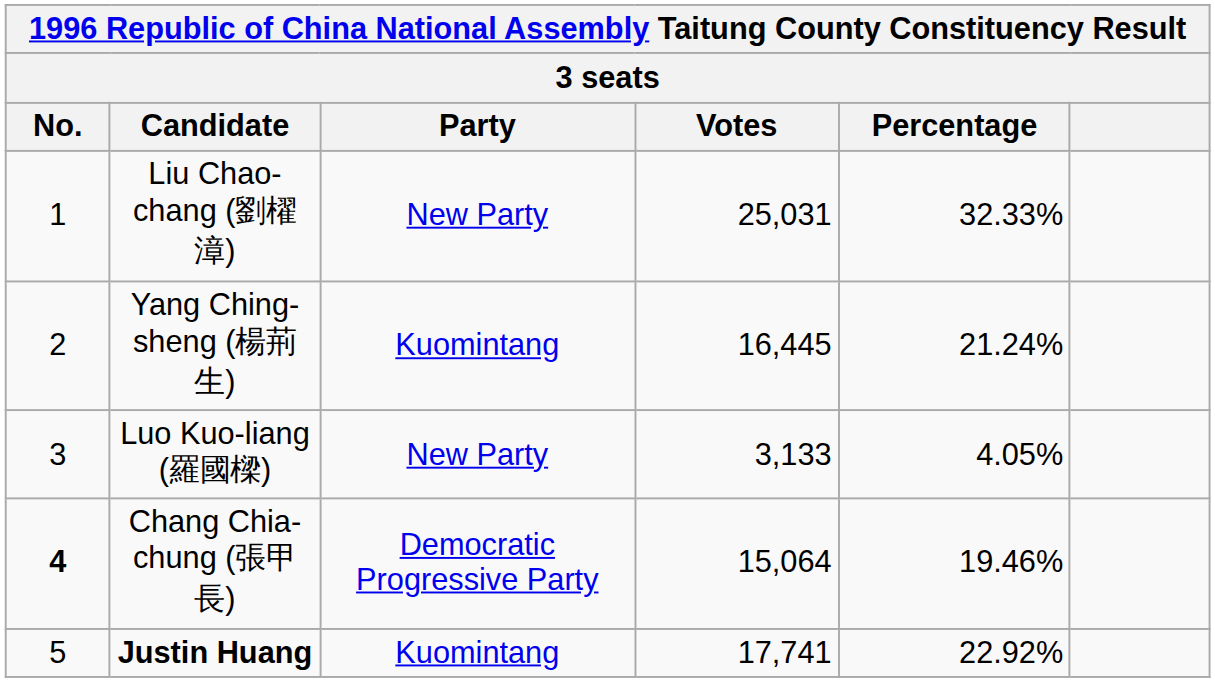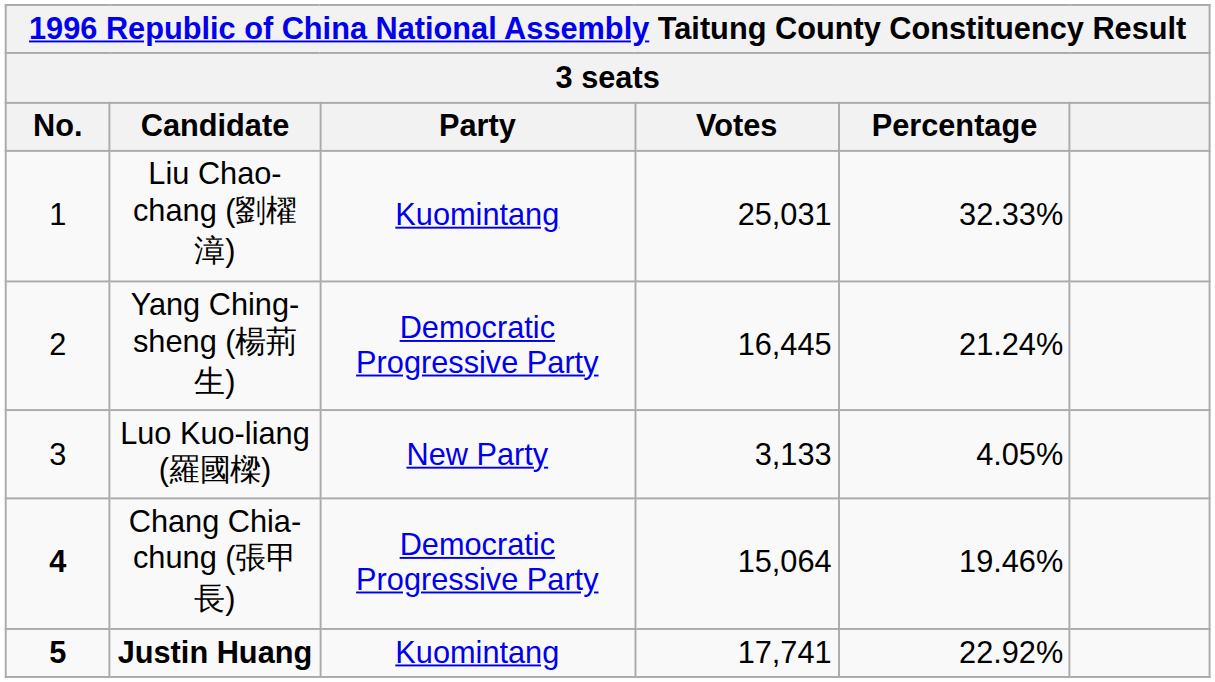(477, 215) New Party -> (477, 215) Kuomintang
(477, 344) Kuomintang -> (477, 344) Democratic Progressive Party
(58, 652) normal -> (58, 652) bold
